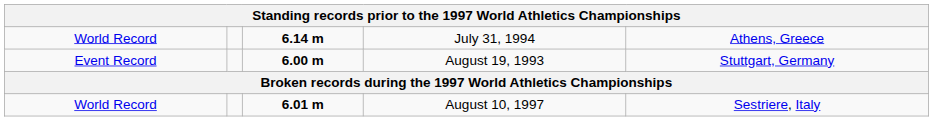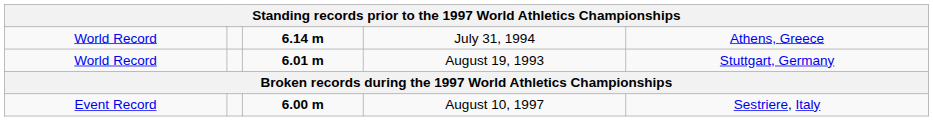(116, 59) Event Record -> (116, 59) World Record
(303, 59) 6.00 m -> (303, 59) 6.01 m
(116, 104) World Record -> (116, 104) Event Record
(303, 104) 6.01 m -> (303, 104) 6.00 m
